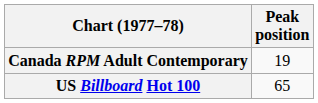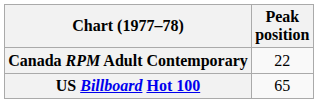(282, 60) 19 -> (282, 60) 22
